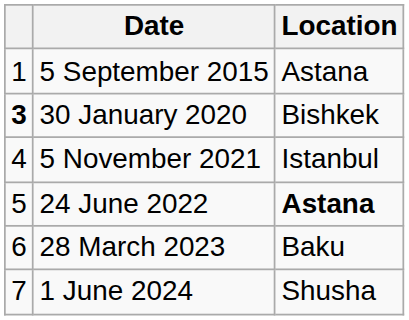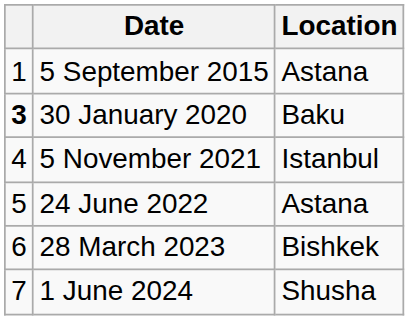(330, 114) Bishkek -> (313, 114) Baku
(328, 203) bold -> (325, 203) normal
(313, 247) Baku -> (330, 247) Bishkek
